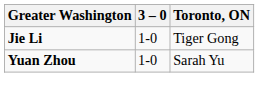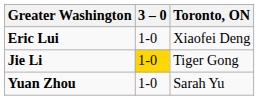+ row: (33, 38)
(148, 38) no background -> (148, 60) gold background
